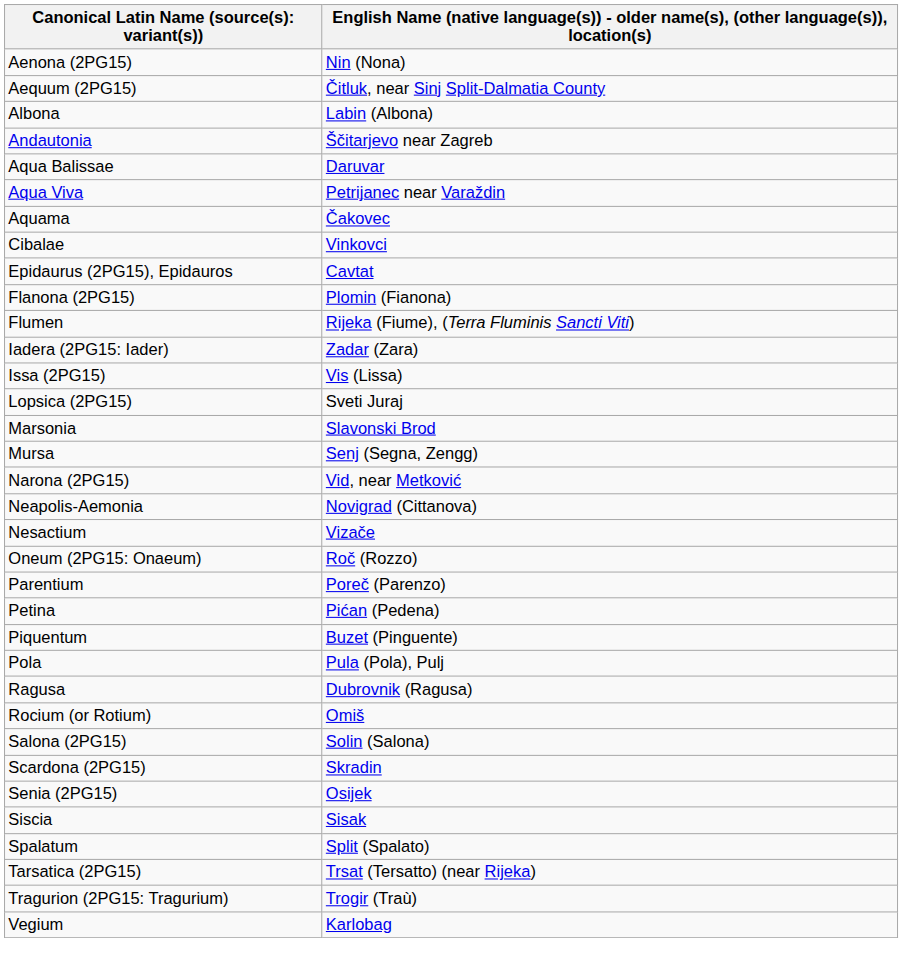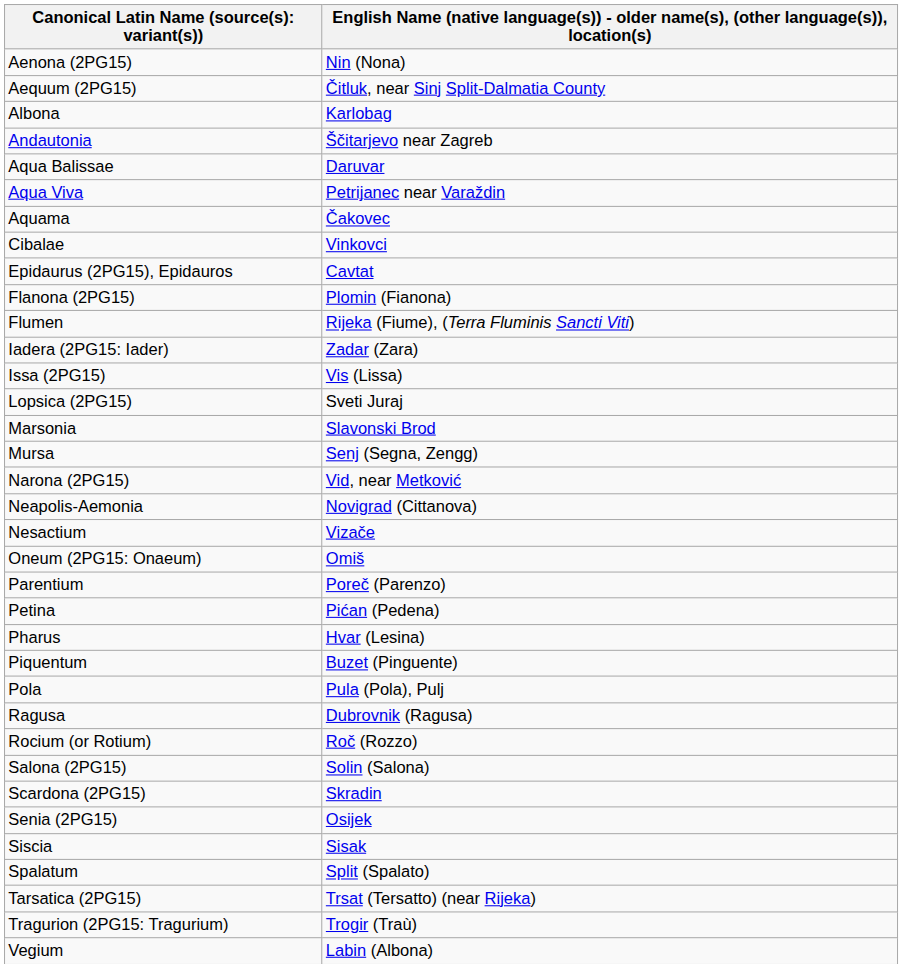(379, 114) Labin (Albona) -> (359, 114) Karlobag
(372, 558) Roč (Rozzo) -> (345, 558) Omiš
+ row: (34, 637)
(345, 715) Omiš -> (372, 741) Roč (Rozzo)
(359, 924) Karlobag -> (379, 950) Labin (Albona)
